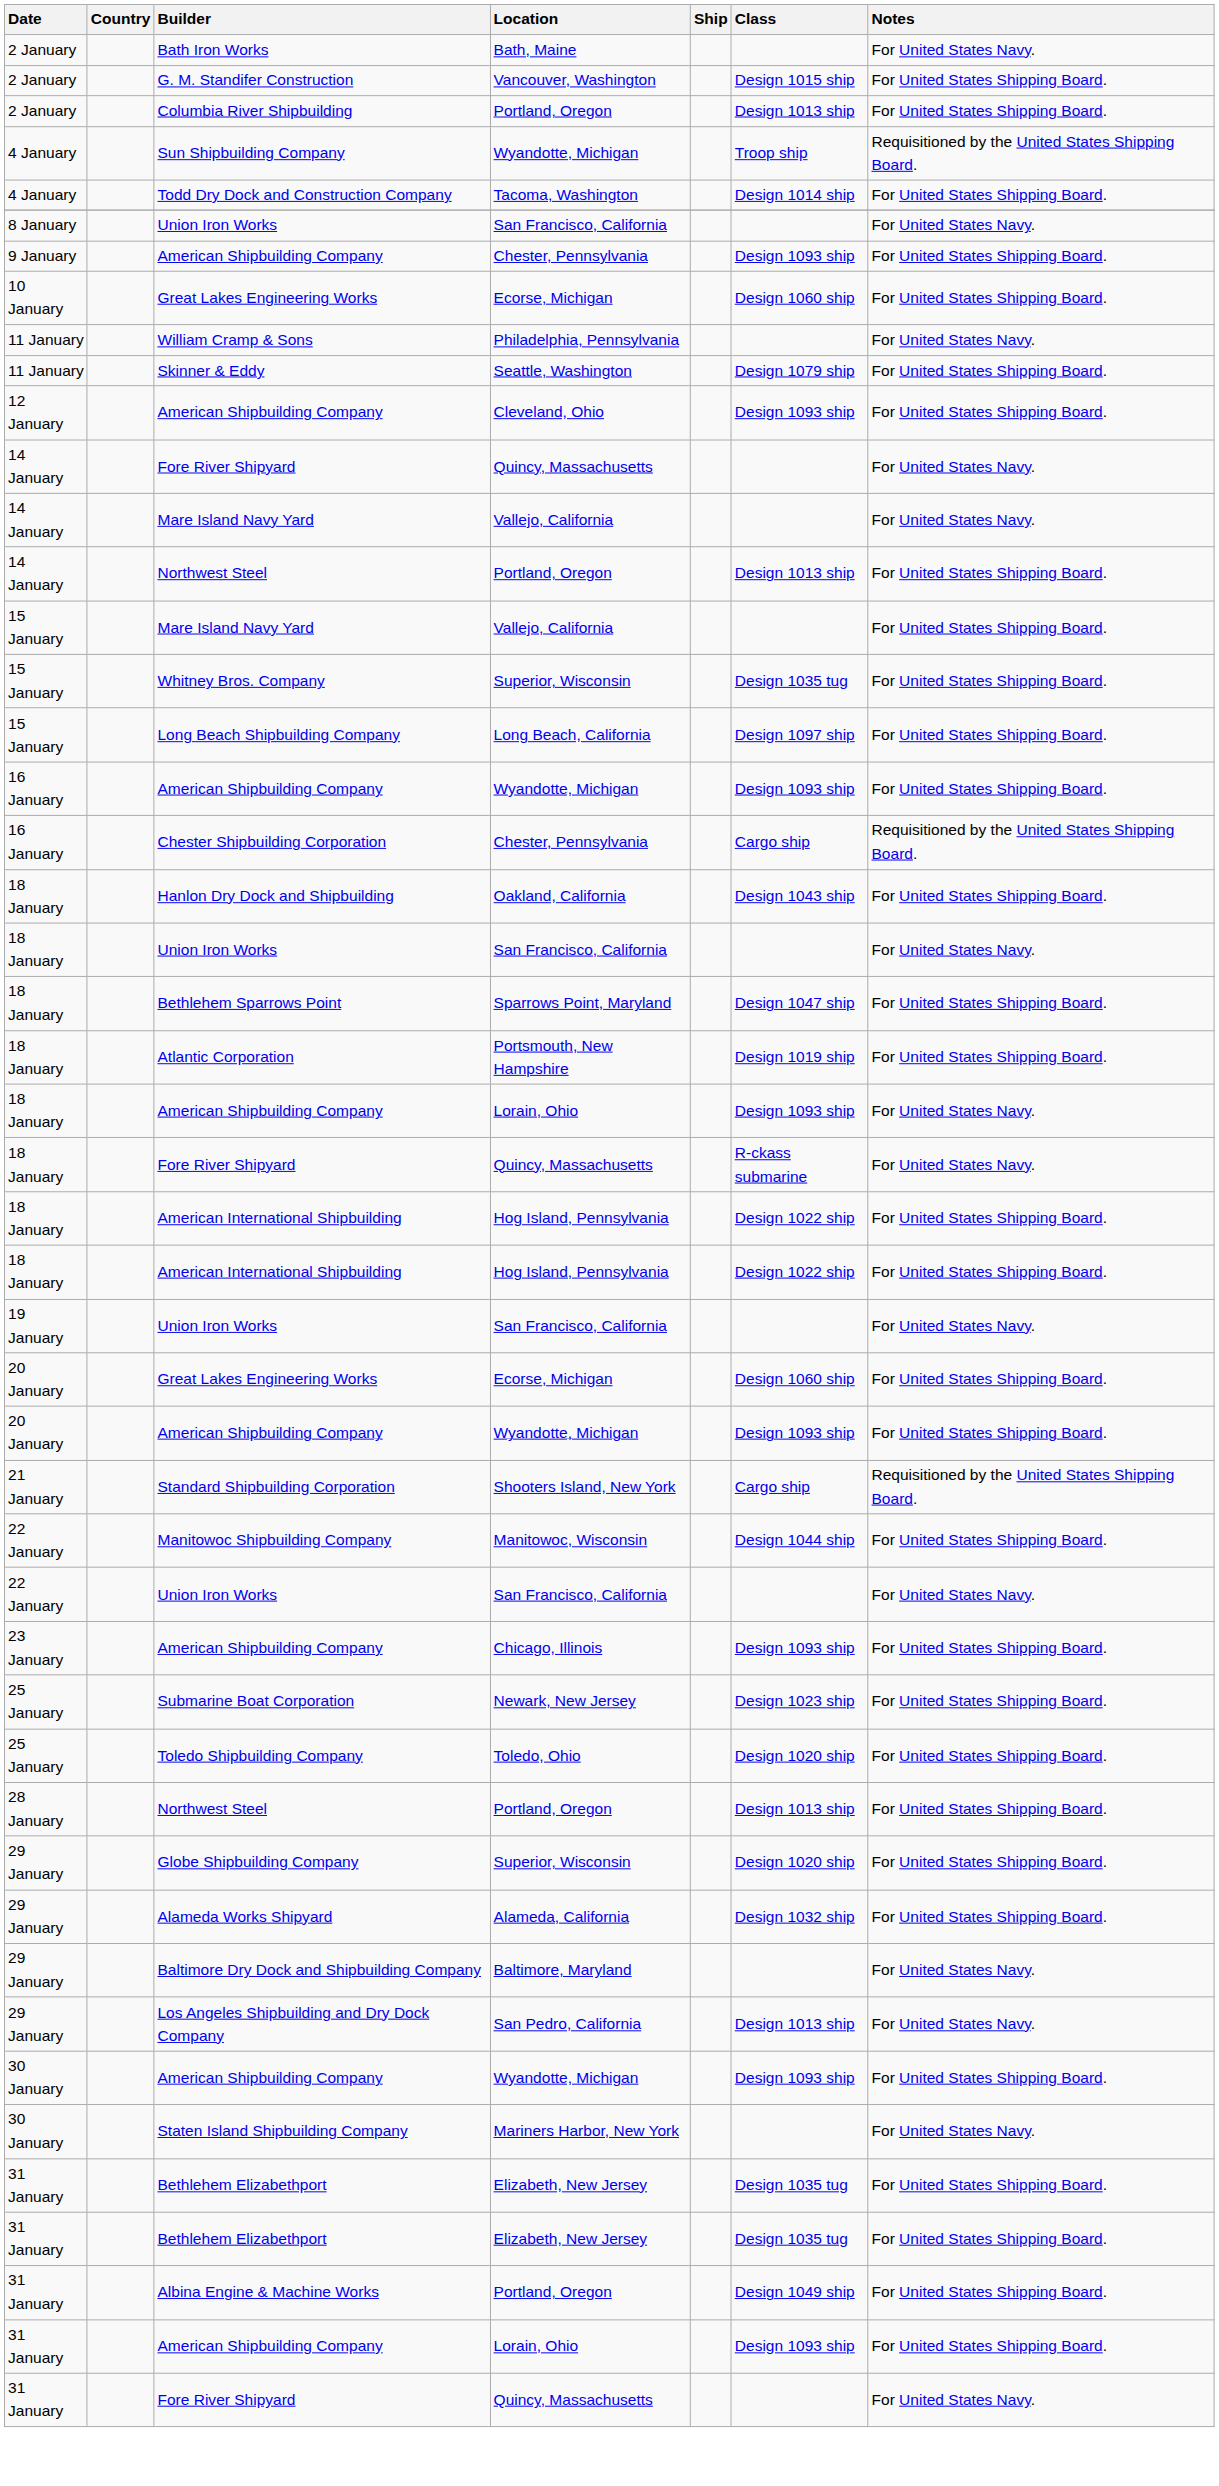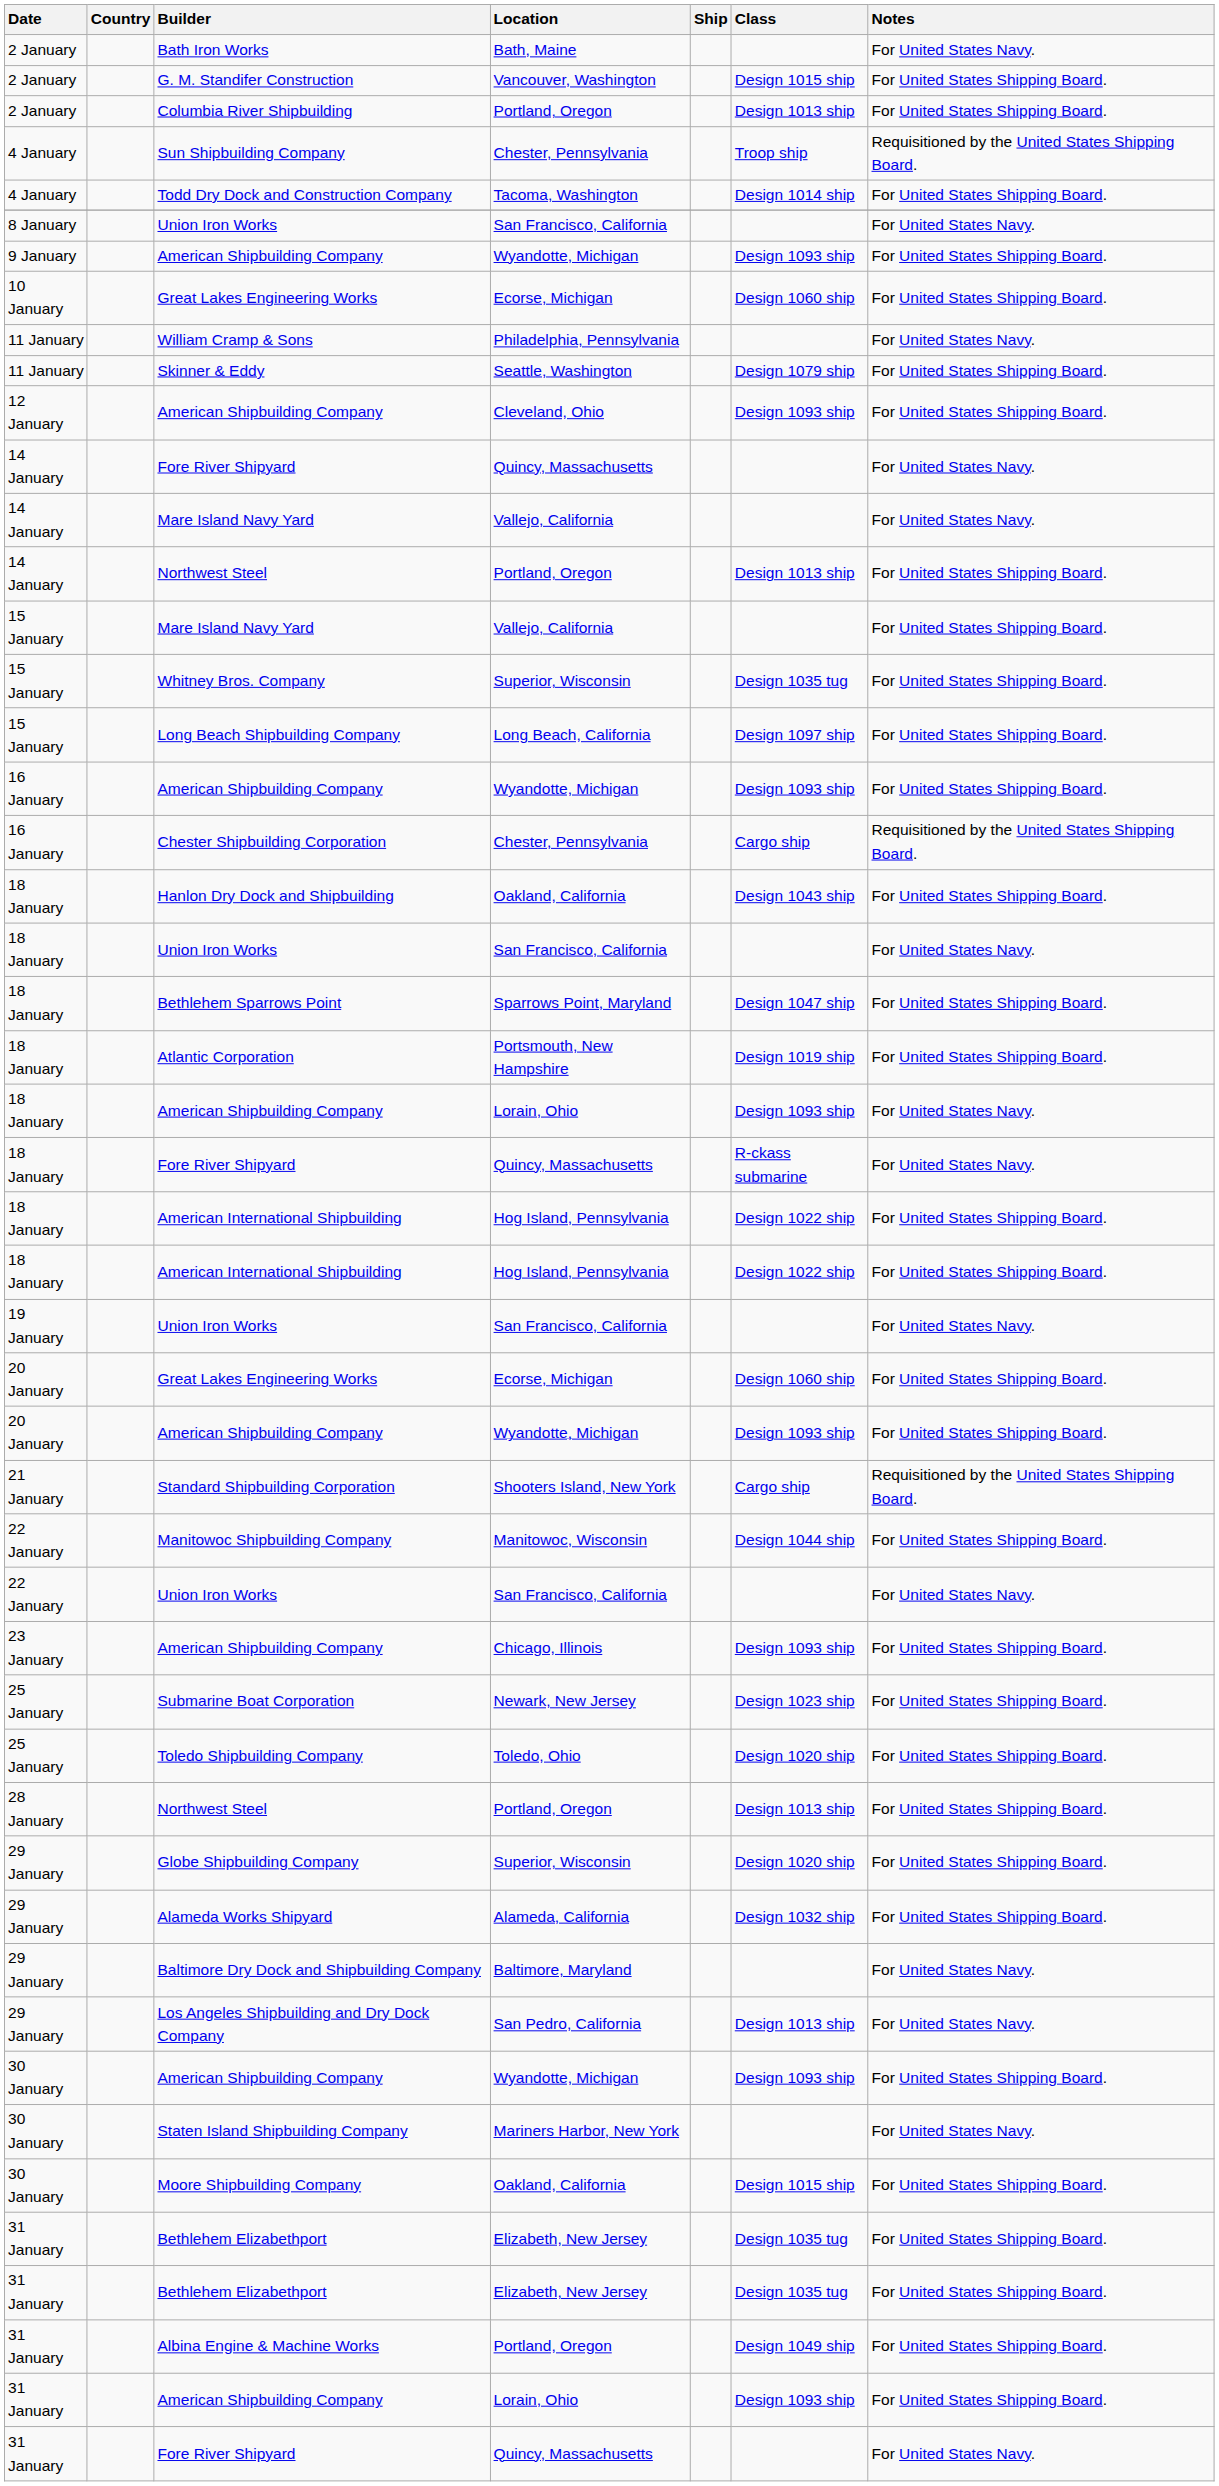(566, 153) Wyandotte, Michigan -> (571, 153) Chester, Pennsylvania
(571, 256) Chester, Pennsylvania -> (566, 256) Wyandotte, Michigan
+ row: (36, 2185)
